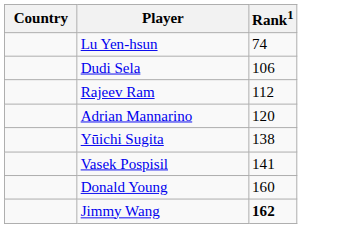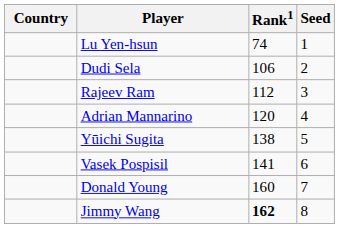+ column: (315, 18)
